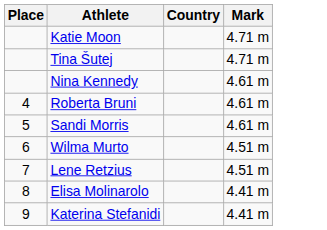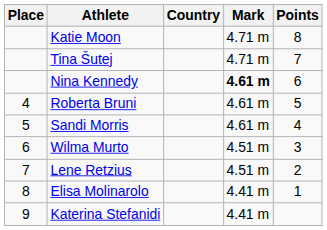+ column: (298, 15)
(248, 81) normal -> (248, 81) bold
